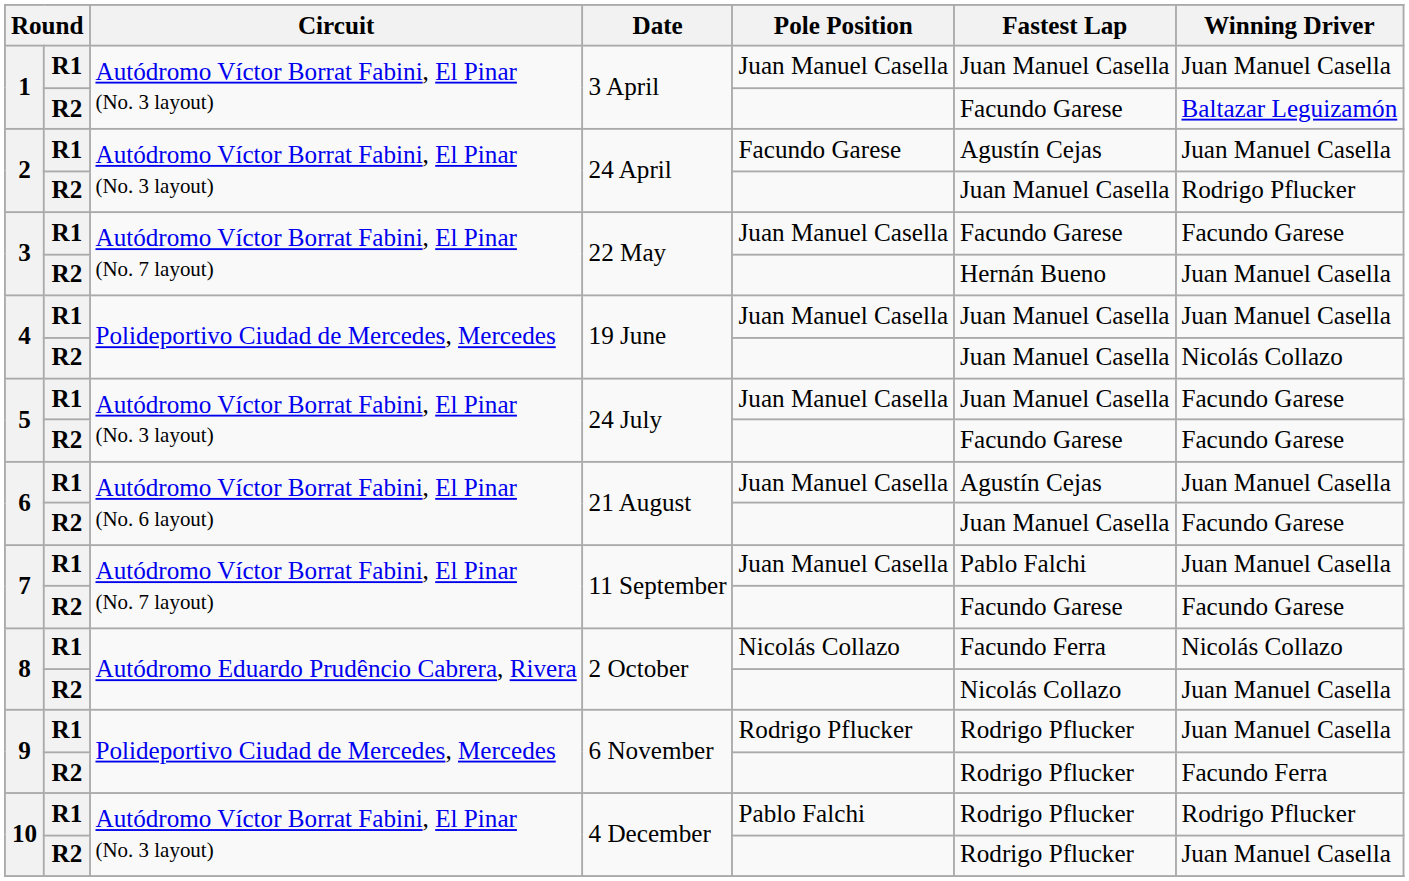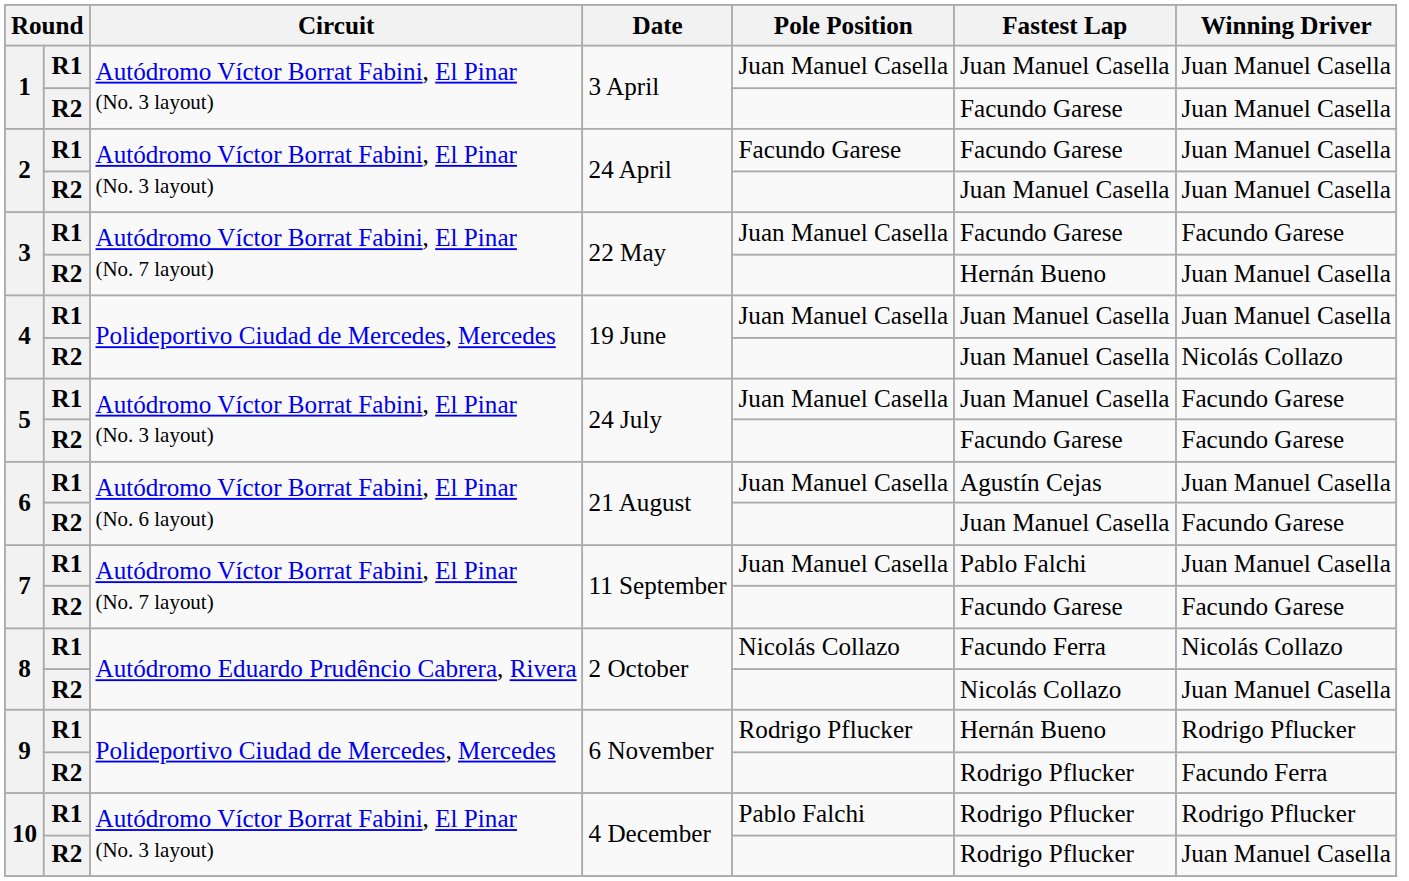(1289, 107) Baltazar Leguizamón -> (1286, 107) Juan Manuel Casella
(1031, 149) Agustín Cejas -> (1041, 149) Facundo Garese
(1268, 190) Rodrigo Pflucker -> (1286, 190) Juan Manuel Casella
(1047, 730) Rodrigo Pflucker -> (1033, 730) Hernán Bueno
(1286, 730) Juan Manuel Casella -> (1268, 730) Rodrigo Pflucker
